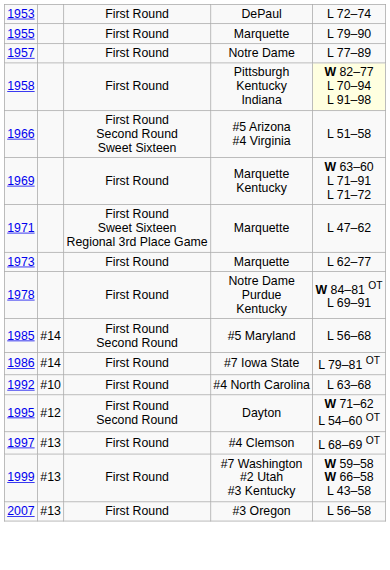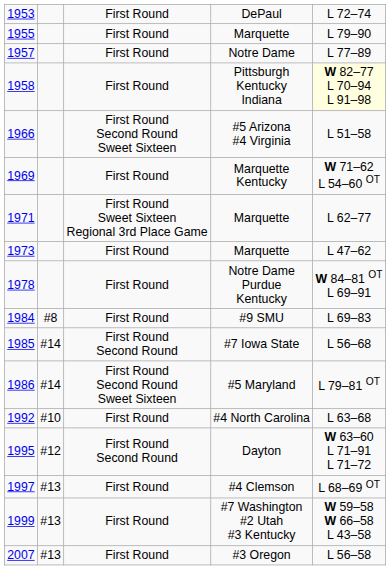(349, 181) W 63–60 L 71–91 L 71–72 -> (349, 175) W 71–62 L 54–60 OT
(349, 228) L 47–62 -> (349, 217) L 62–77
(349, 261) L 62–77 -> (349, 251) L 47–62
+ row: (21, 318)
(262, 335) #5 Maryland -> (262, 344) #7 Iowa State
(137, 363) First Round -> (137, 384) First Round Second Round Sweet Sixteen
(262, 363) #7 Iowa State -> (262, 384) #5 Maryland
(349, 413) W 71–62 L 54–60 OT -> (349, 451) W 63–60 L 71–91 L 71–72
